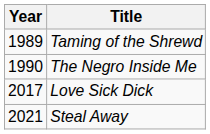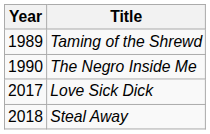(26, 116) 2021 -> (26, 116) 2018
